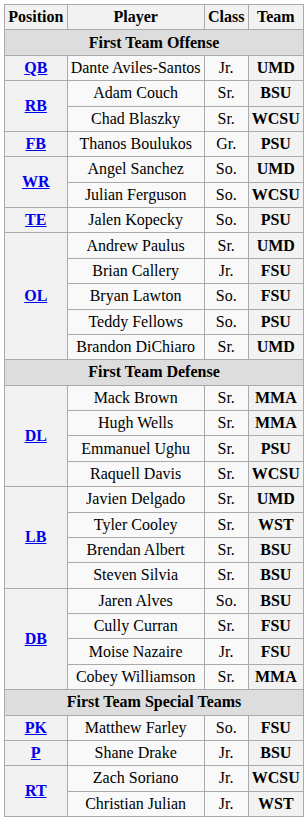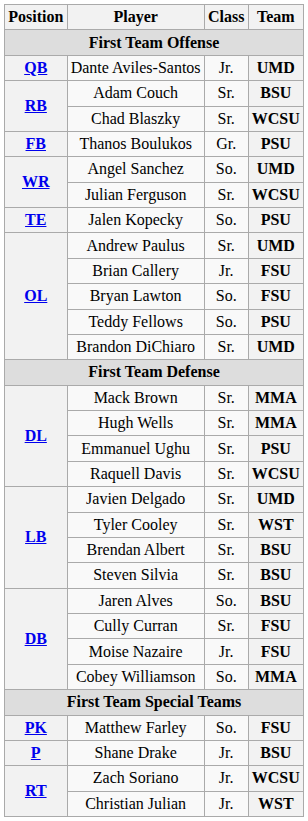(226, 194) So. -> (226, 194) Sr.
(226, 676) Sr. -> (226, 676) So.
